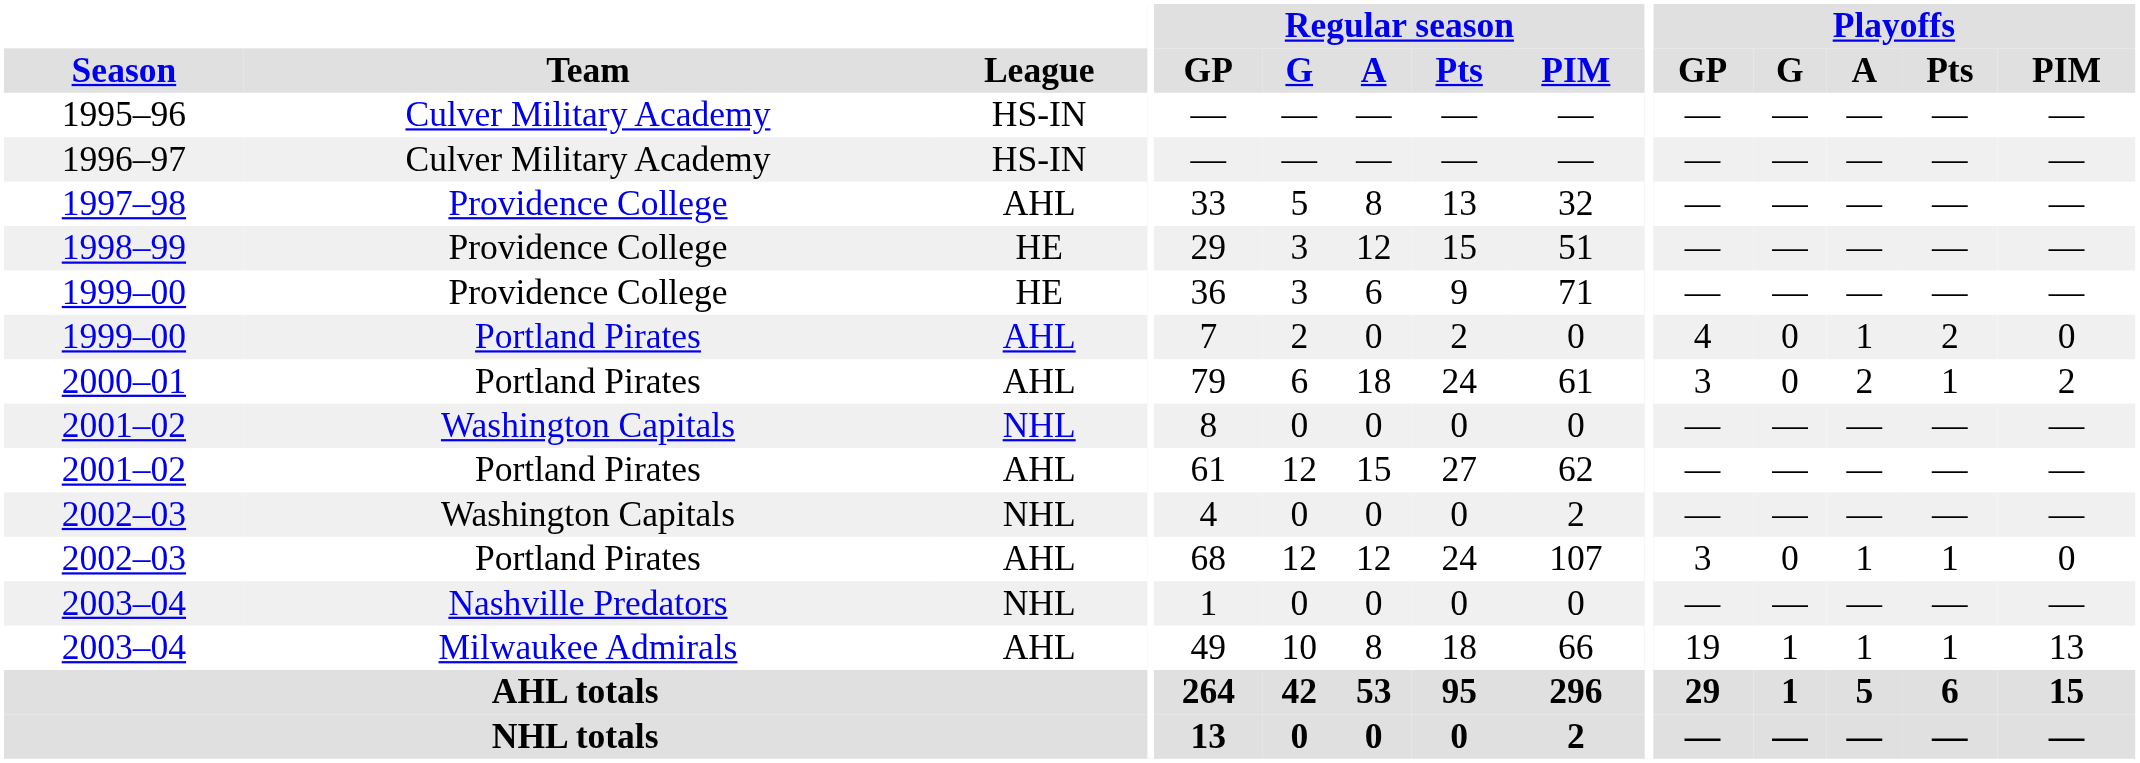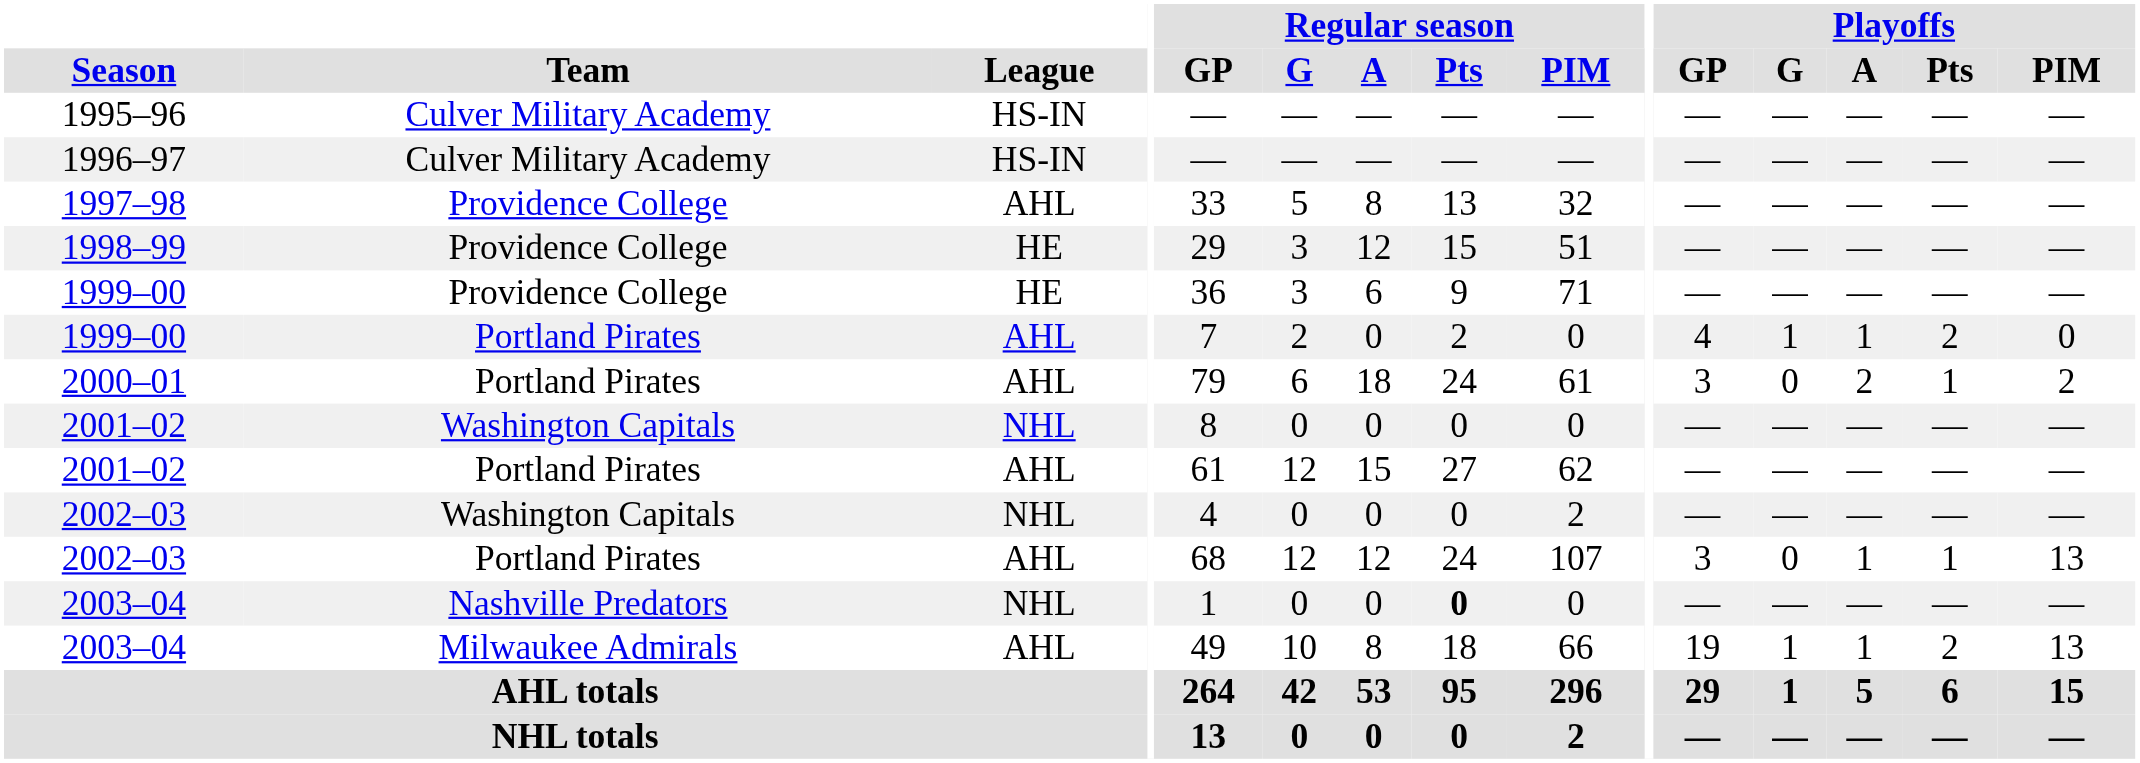(1790, 336) 0 -> (1790, 336) 1
(2067, 558) 0 -> (2067, 558) 13
(1459, 602) normal -> (1459, 602) bold
(1950, 647) 1 -> (1950, 647) 2
